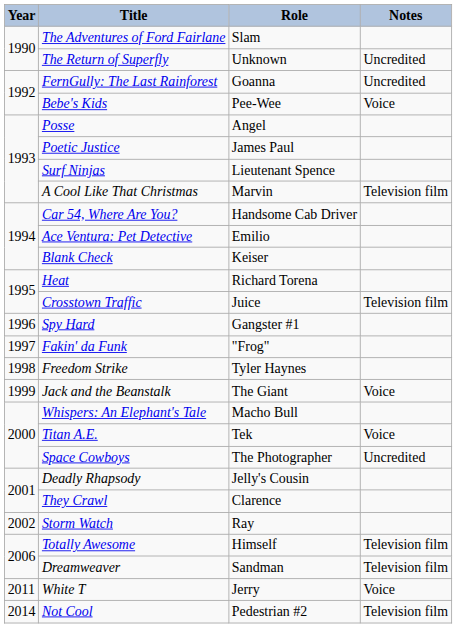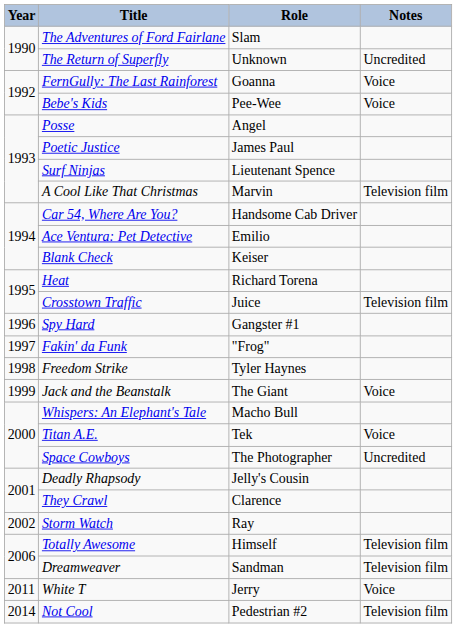(394, 81) Uncredited -> (379, 81) Voice
